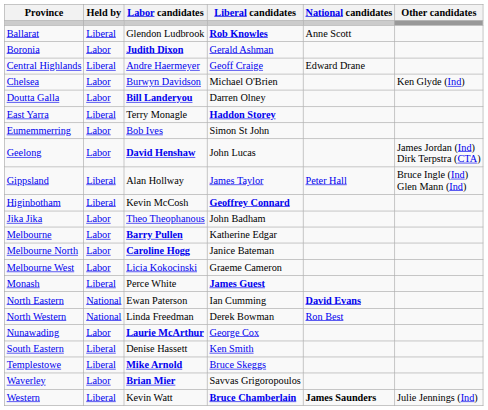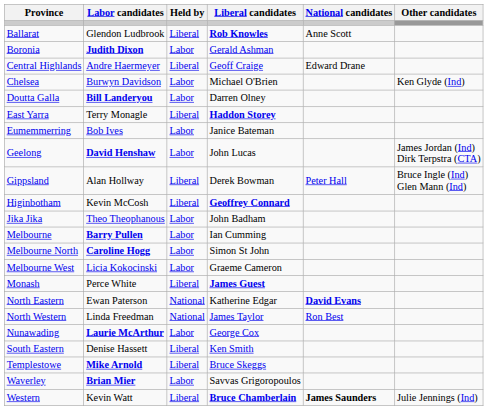columns swapped: (104, 12) <-> (165, 12)
(239, 131) Simon St John -> (242, 131) Janice Bateman
(236, 180) James Taylor -> (242, 180) Derek Bowman
(243, 235) Katherine Edgar -> (238, 235) Ian Cumming
(242, 251) Janice Bateman -> (239, 251) Simon St John
(238, 300) Ian Cumming -> (243, 300) Katherine Edgar
(242, 316) Derek Bowman -> (236, 316) James Taylor
